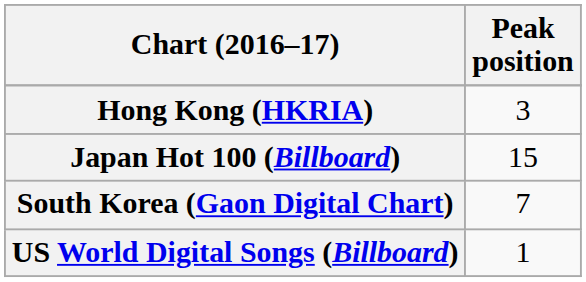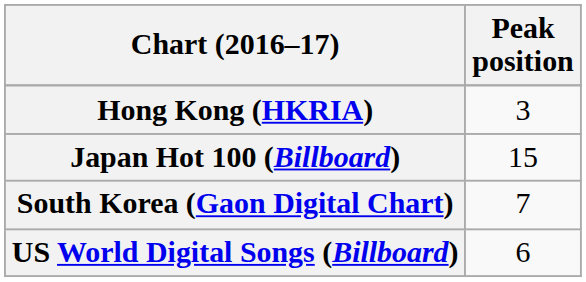(523, 251) 1 -> (523, 251) 6
